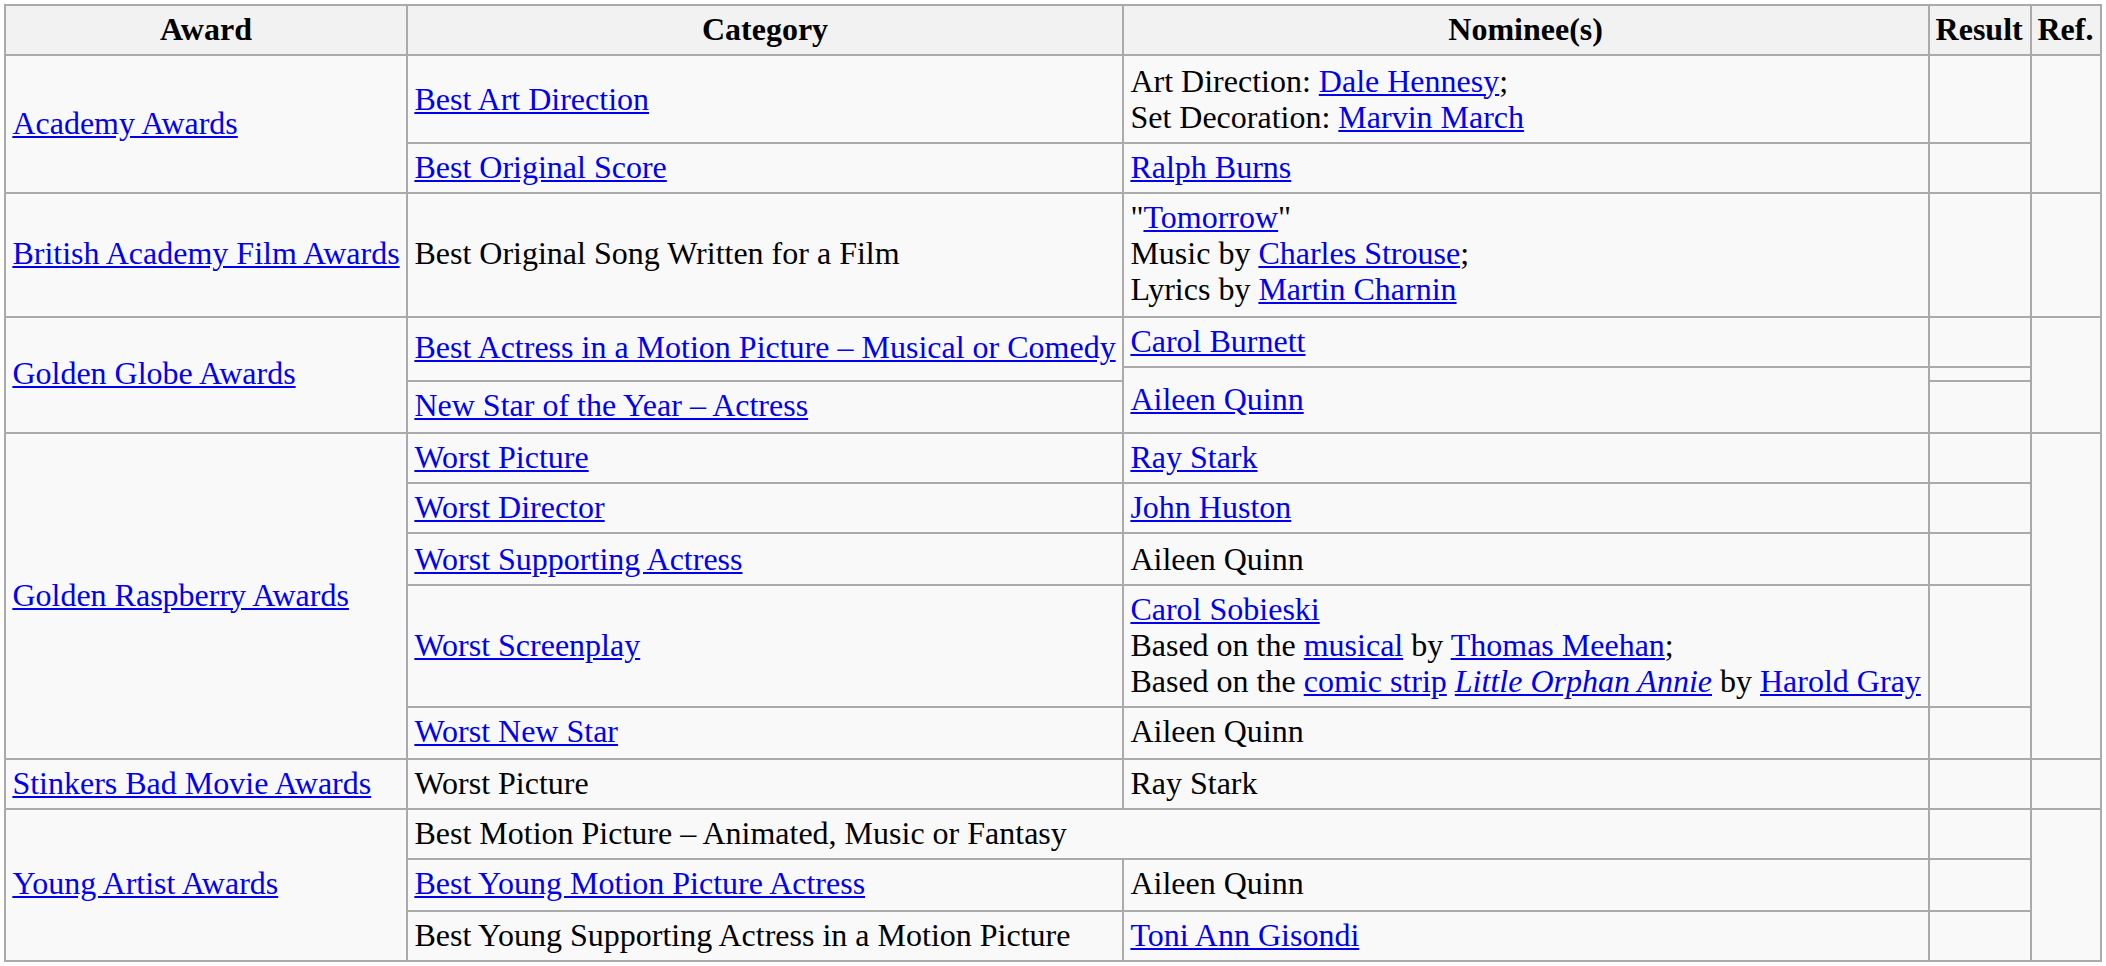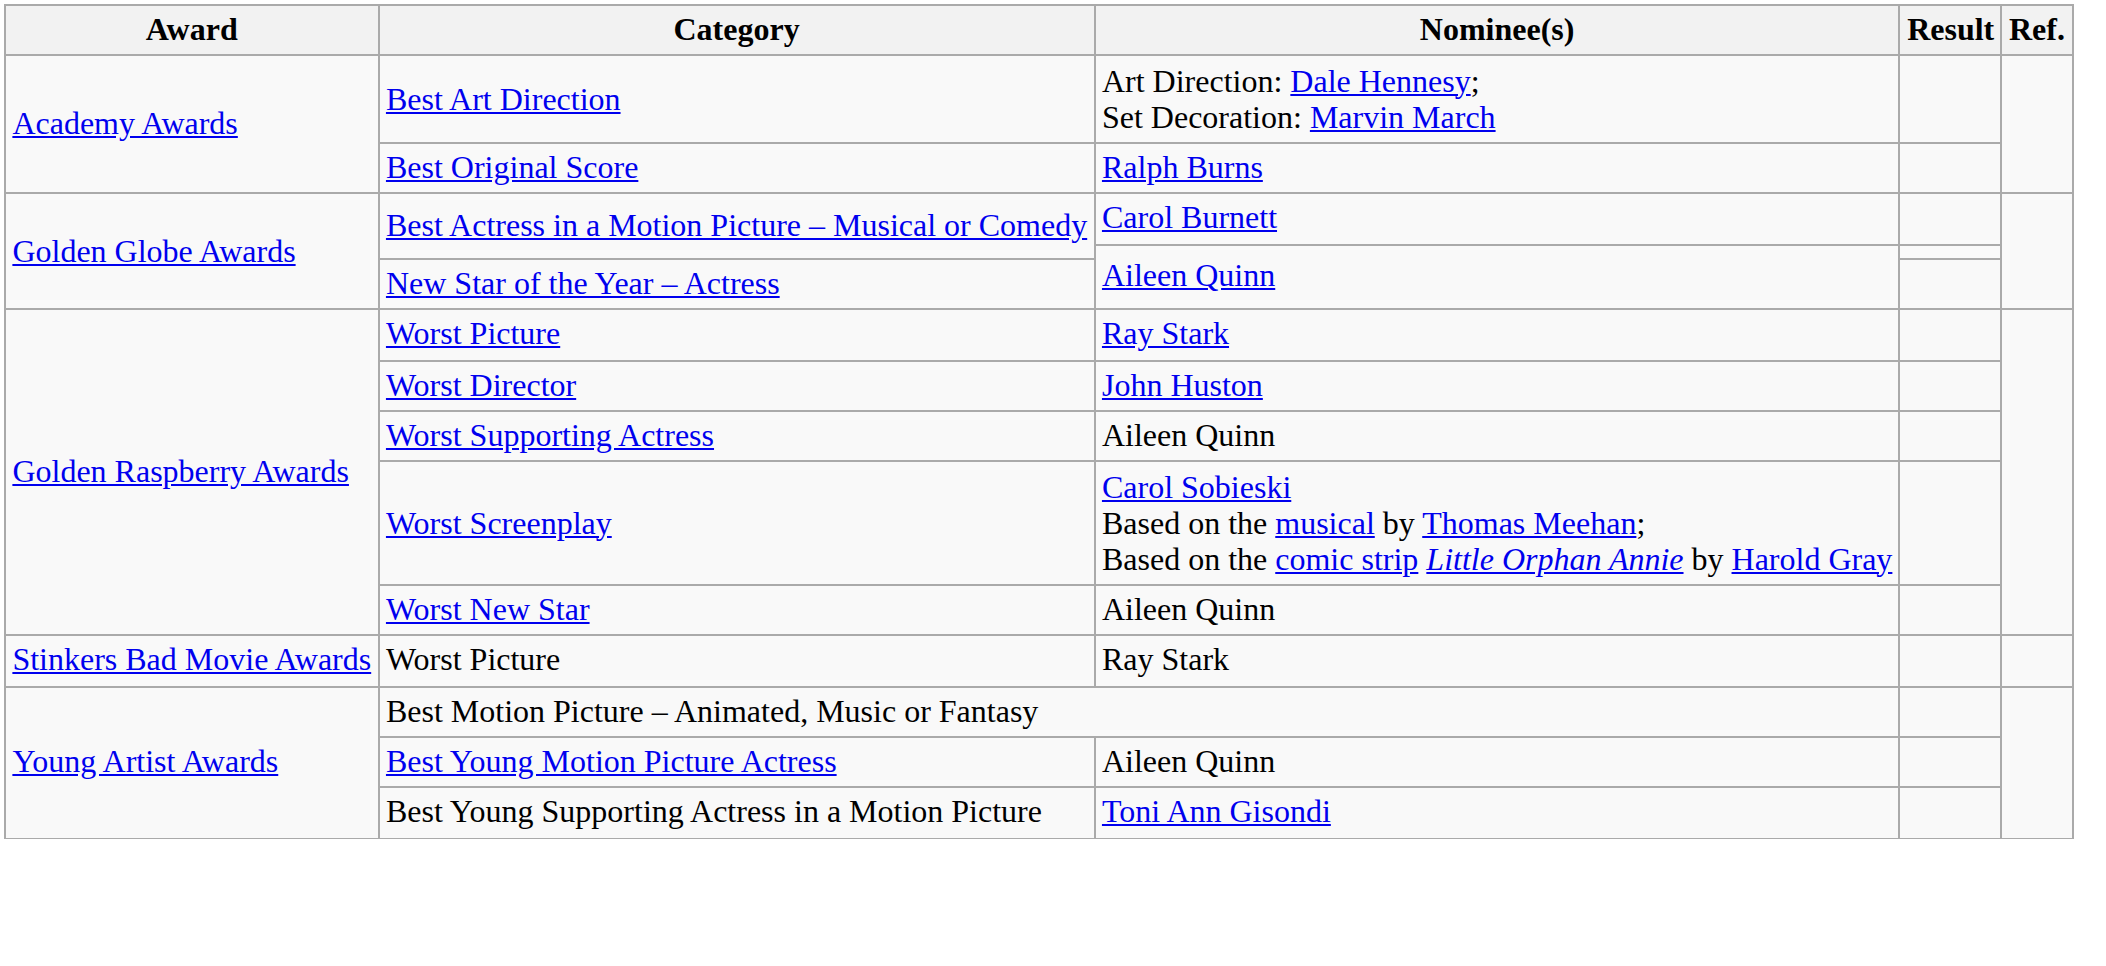- row: (657, 254)
